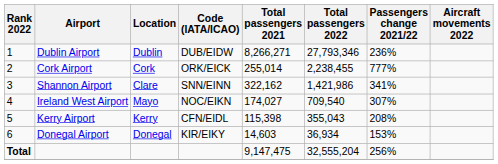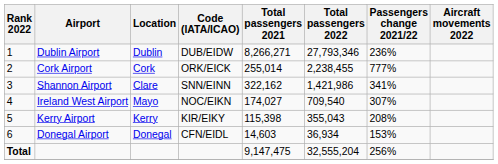(205, 118) CFN/EIDL -> (203, 118) KIR/EIKY
(203, 135) KIR/EIKY -> (205, 135) CFN/EIDL
